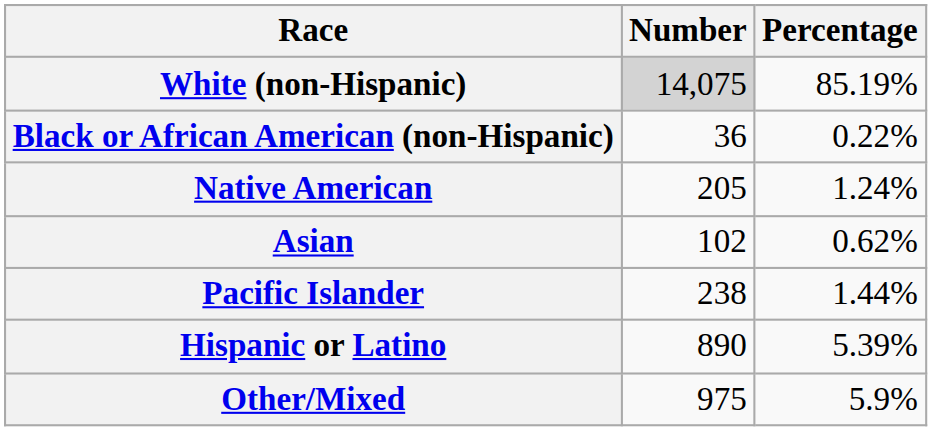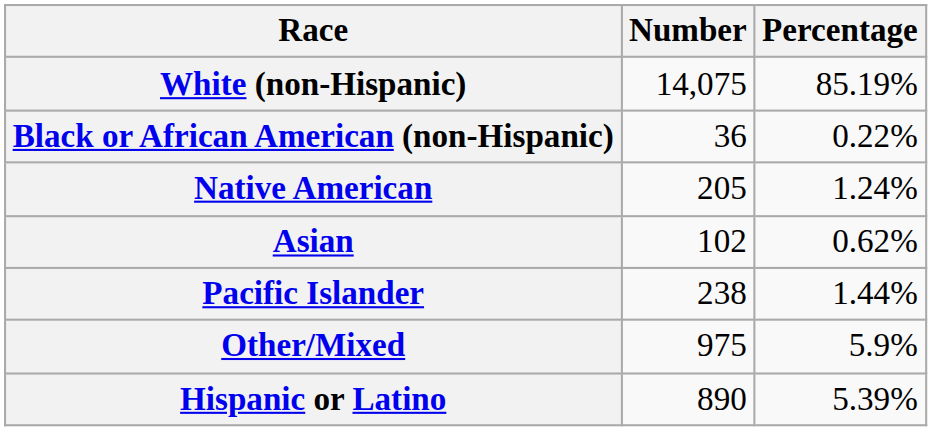(701, 83) lightgrey background -> (701, 83) no background
rows swapped: (313, 398) <-> (313, 345)
